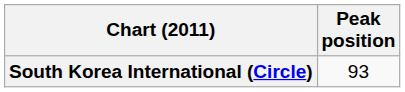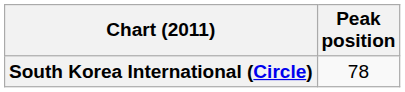(358, 71) 93 -> (358, 71) 78
